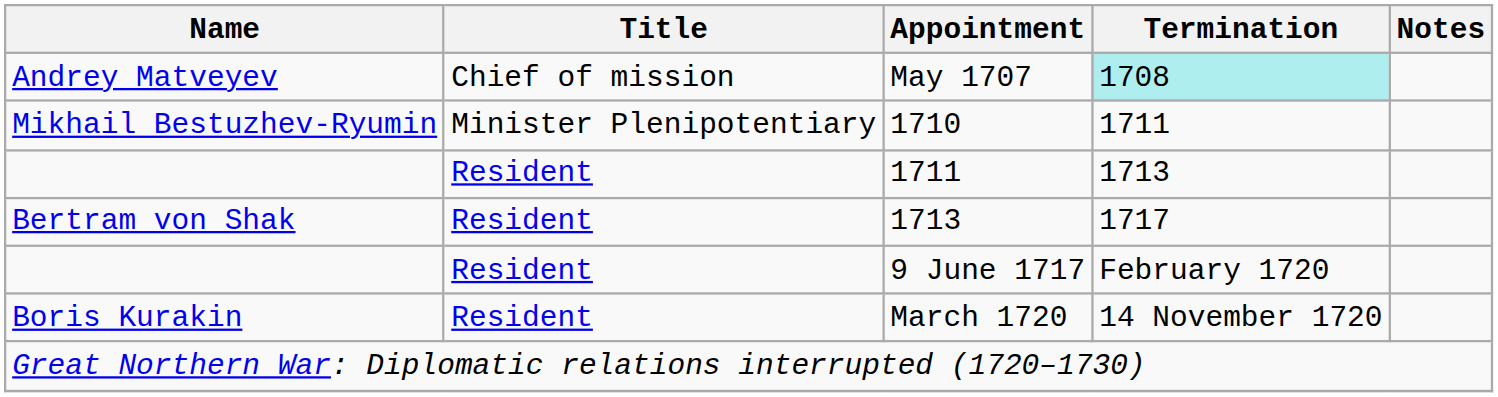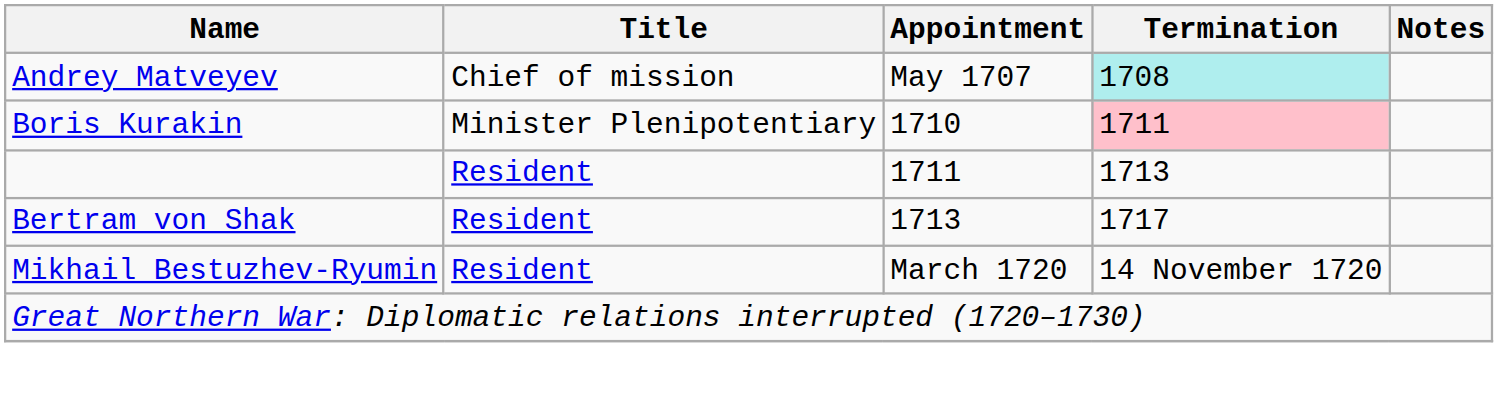(225, 125) Mikhail Bestuzhev-Ryumin -> (127, 125) Boris Kurakin
(1135, 125) no background -> (1135, 125) pink background
- row: (988, 270)
(127, 318) Boris Kurakin -> (225, 270) Mikhail Bestuzhev-Ryumin
